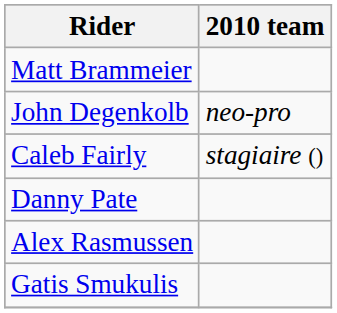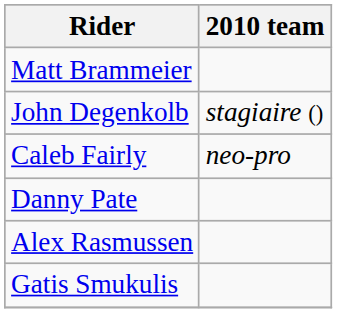(248, 112) neo-pro -> (265, 112) stagiaire ()
(265, 155) stagiaire () -> (248, 155) neo-pro
